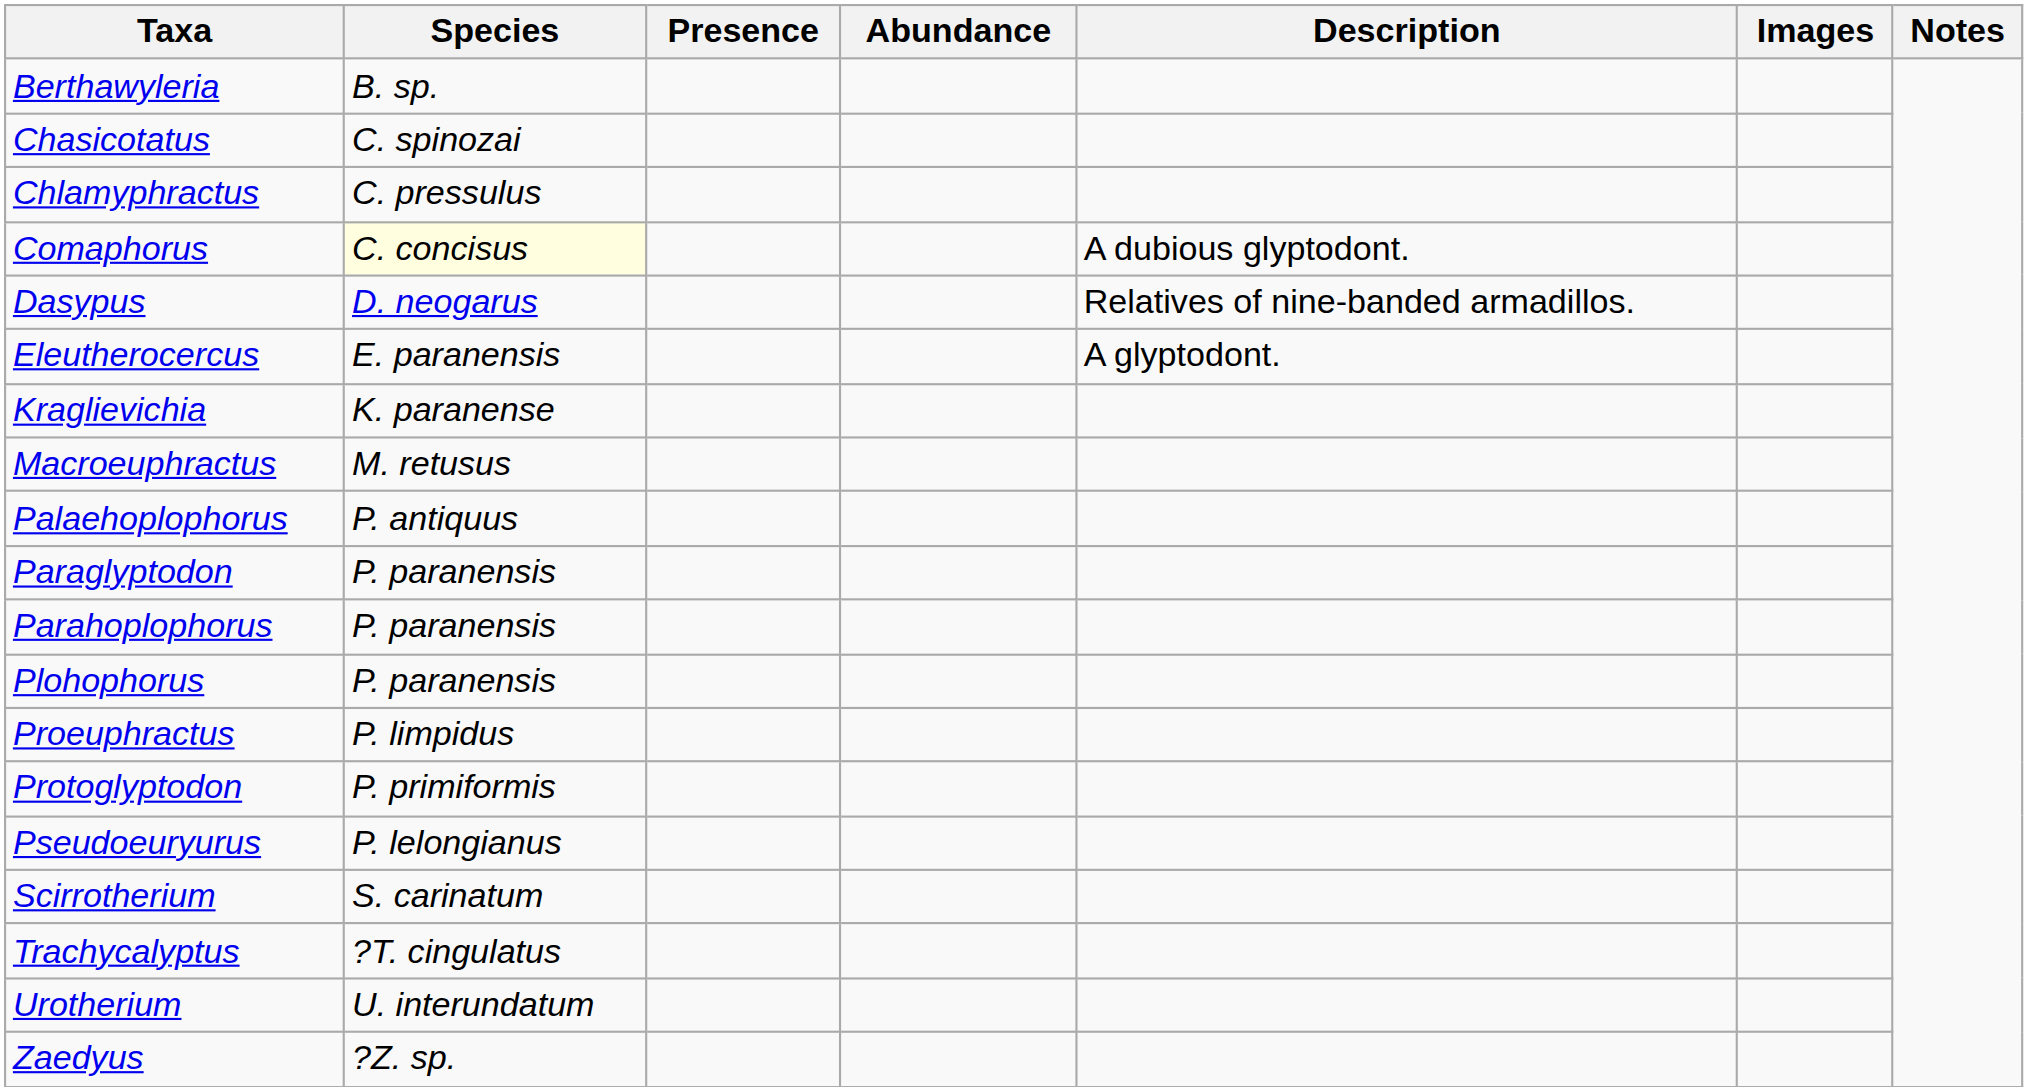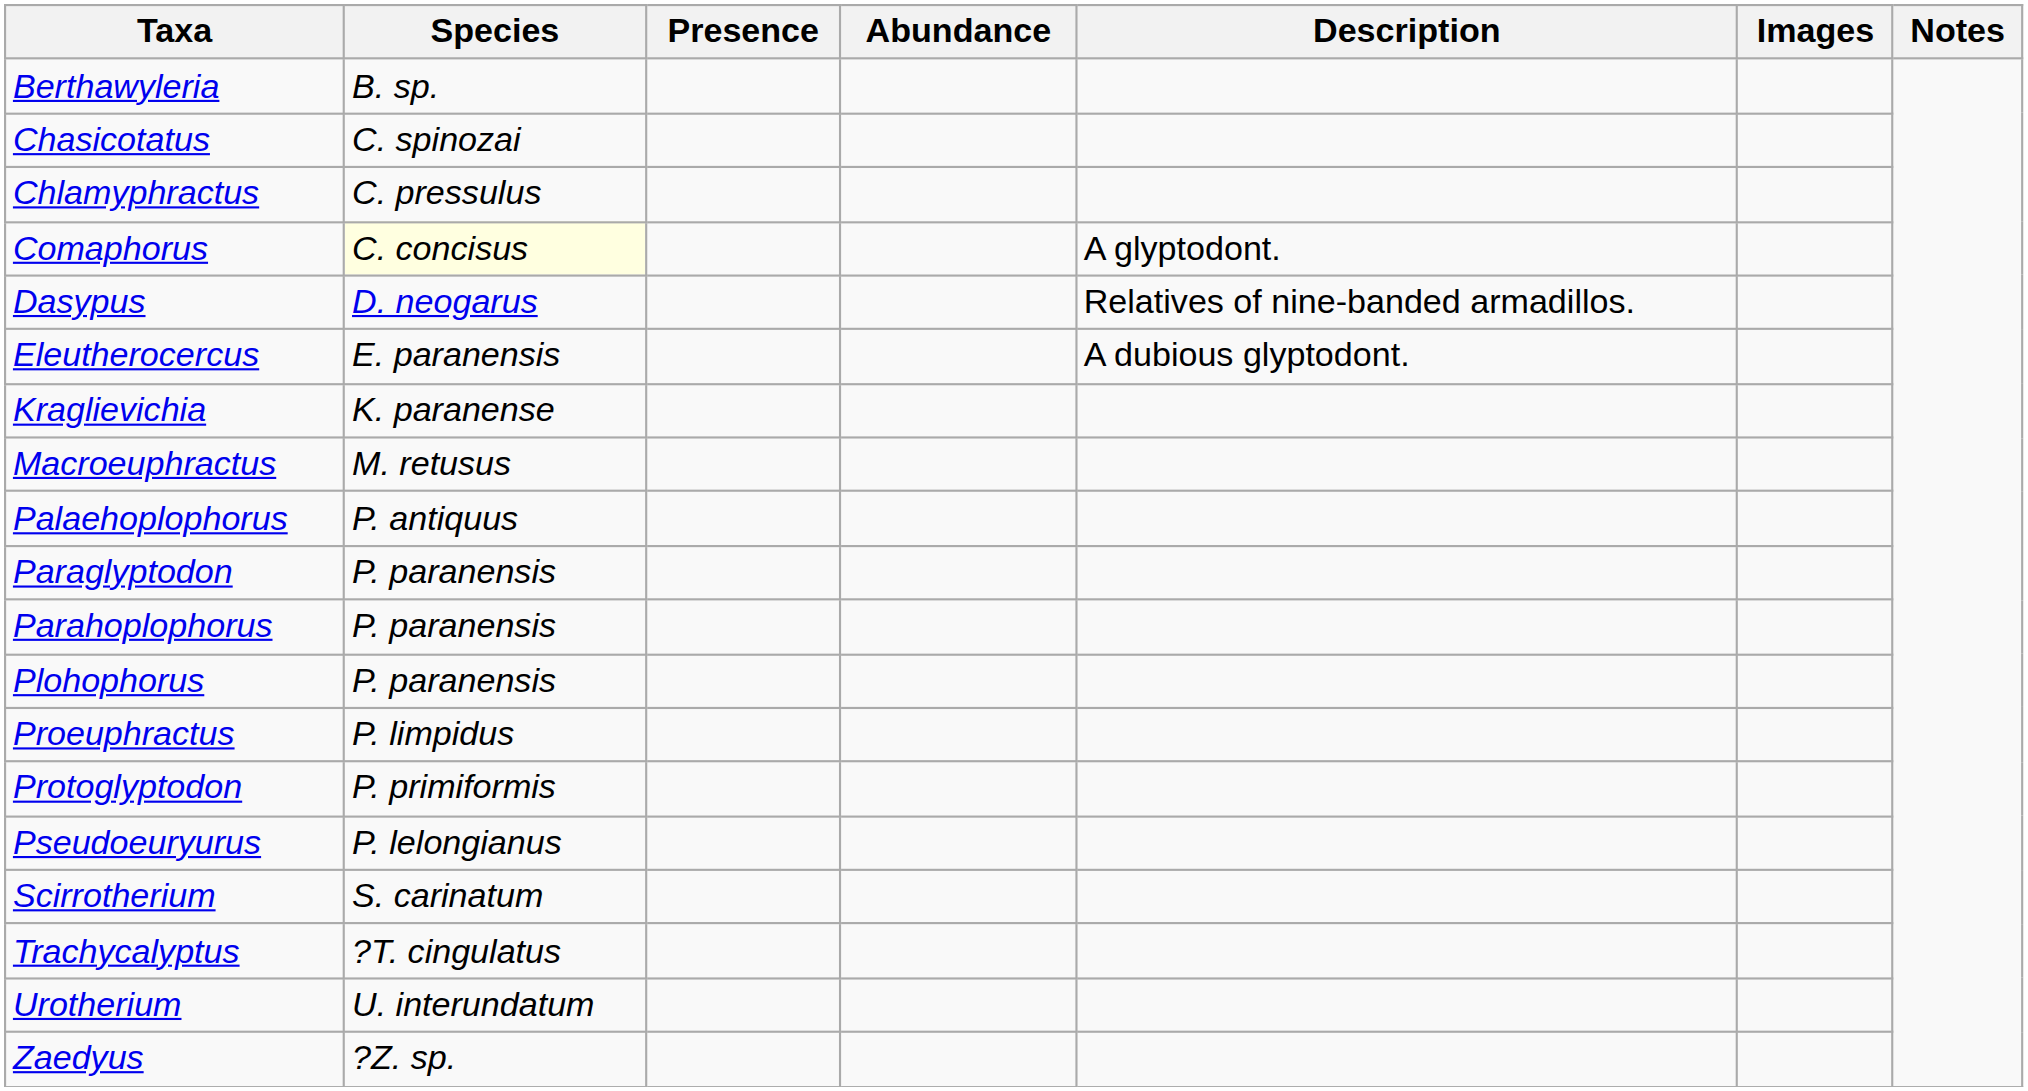(1247, 247) A dubious glyptodont. -> (1182, 247) A glyptodont.
(1182, 355) A glyptodont. -> (1247, 355) A dubious glyptodont.
